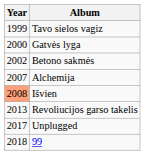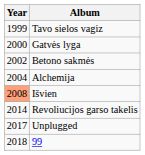(17, 77) 2007 -> (17, 77) 2004
(17, 110) 2013 -> (17, 110) 2014
